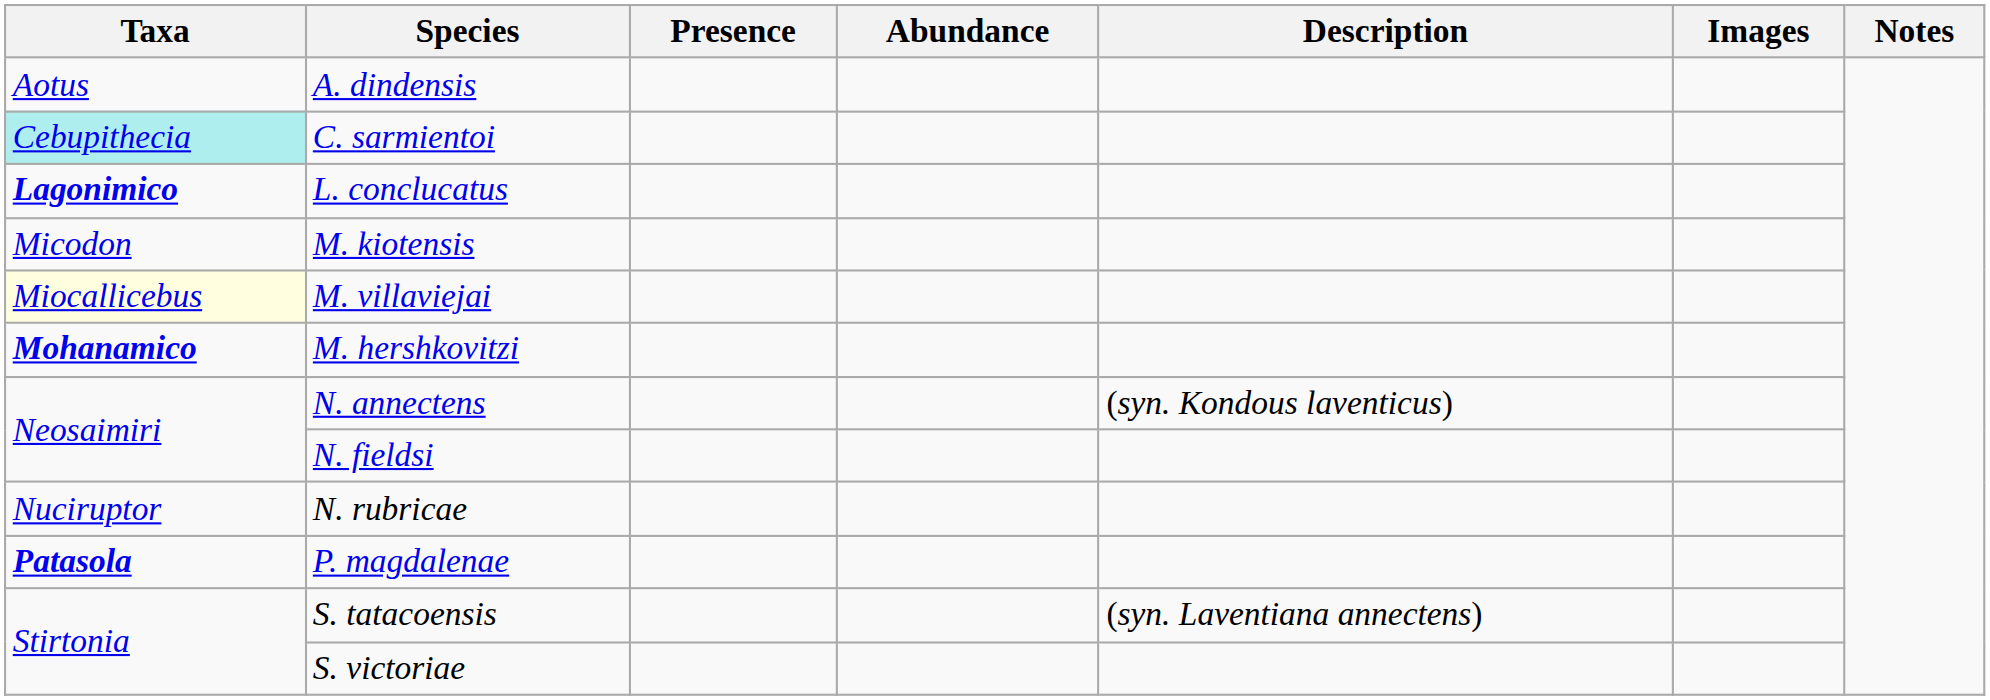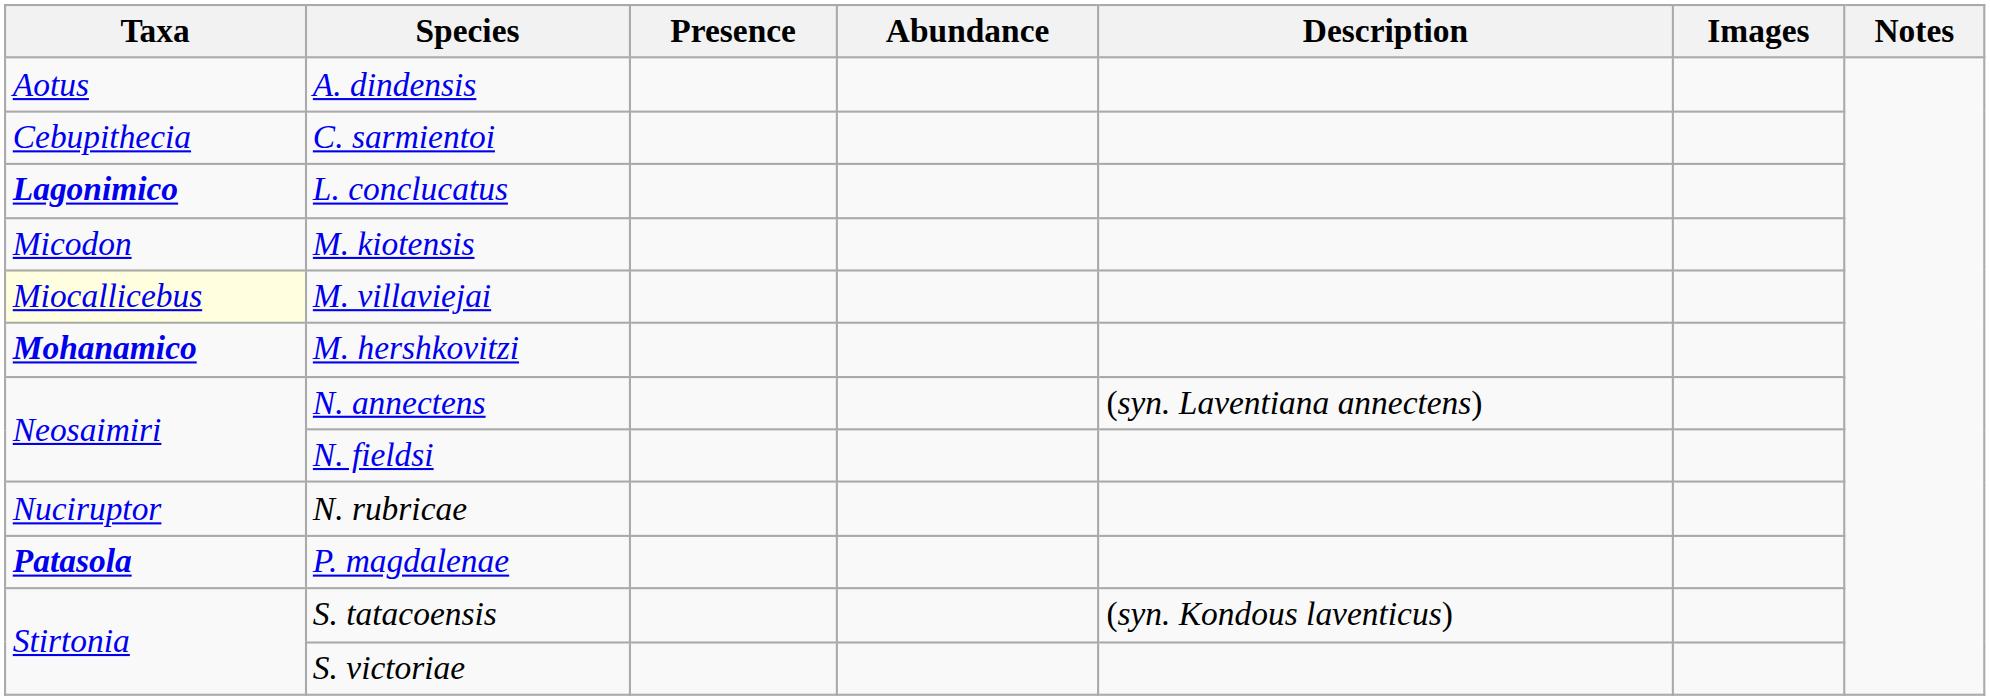(102, 137) paleturquoise background -> (102, 137) no background
(1280, 402) (syn. Kondous laventicus) -> (1294, 402) (syn. Laventiana annectens)
(1294, 614) (syn. Laventiana annectens) -> (1280, 614) (syn. Kondous laventicus)
